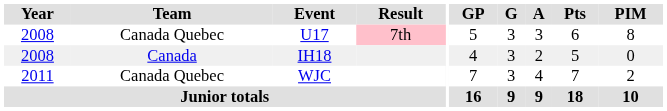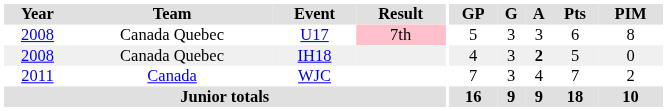(172, 55) Canada -> (172, 55) Canada Quebec
(539, 55) normal -> (539, 55) bold
(172, 76) Canada Quebec -> (172, 76) Canada
